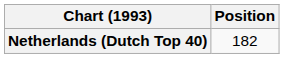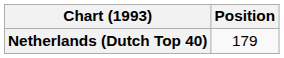(245, 41) 182 -> (245, 41) 179
